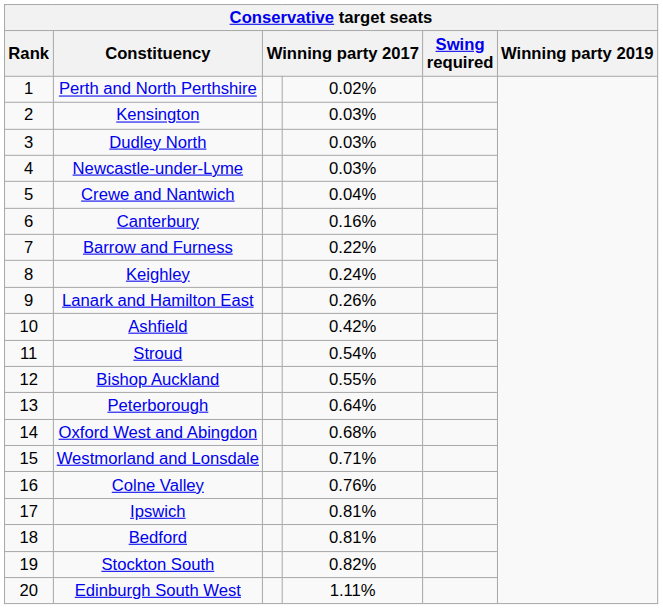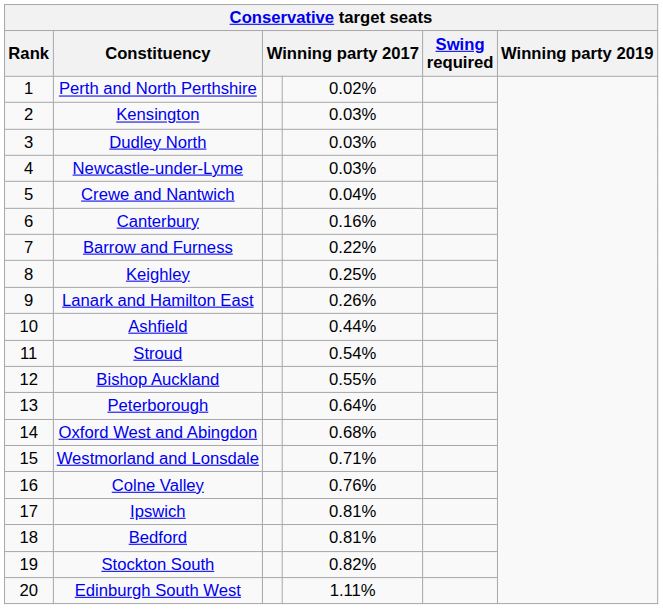(353, 273) 0.24% -> (353, 273) 0.25%
(353, 326) 0.42% -> (353, 326) 0.44%
